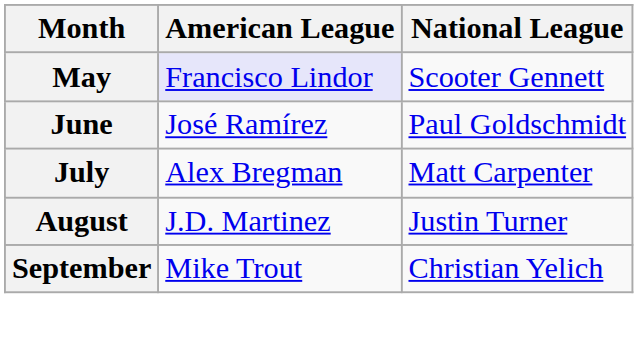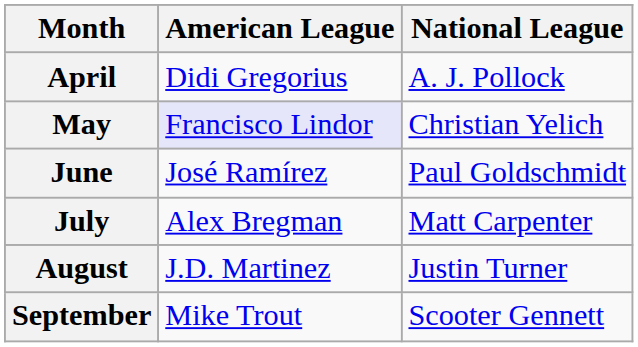+ row: (82, 76)
(506, 76) Scooter Gennett -> (506, 124) Christian Yelich
(506, 268) Christian Yelich -> (506, 316) Scooter Gennett
